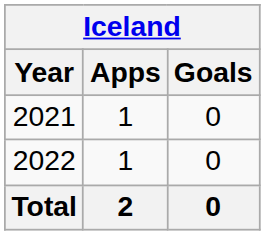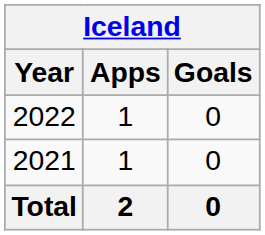rows swapped: (44, 116) <-> (44, 161)
